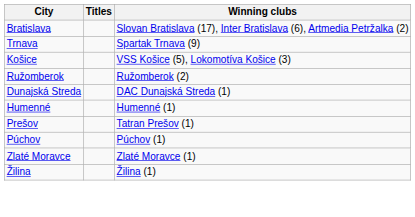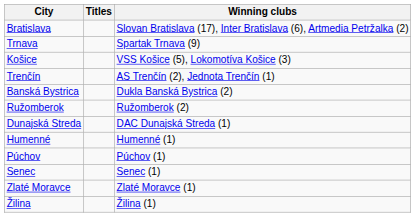+ row: (24, 76)
+ row: (43, 92)
- row: (22, 124)
+ row: (21, 172)
